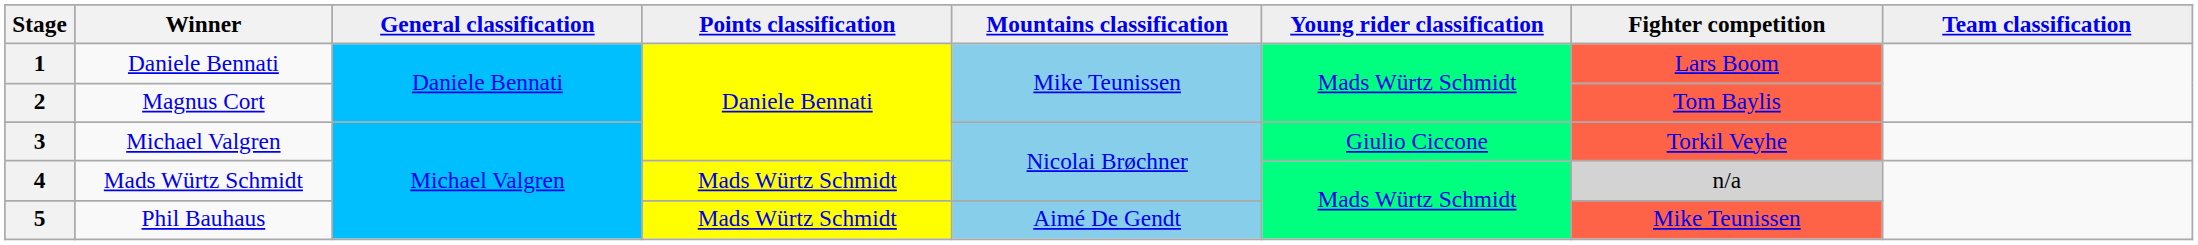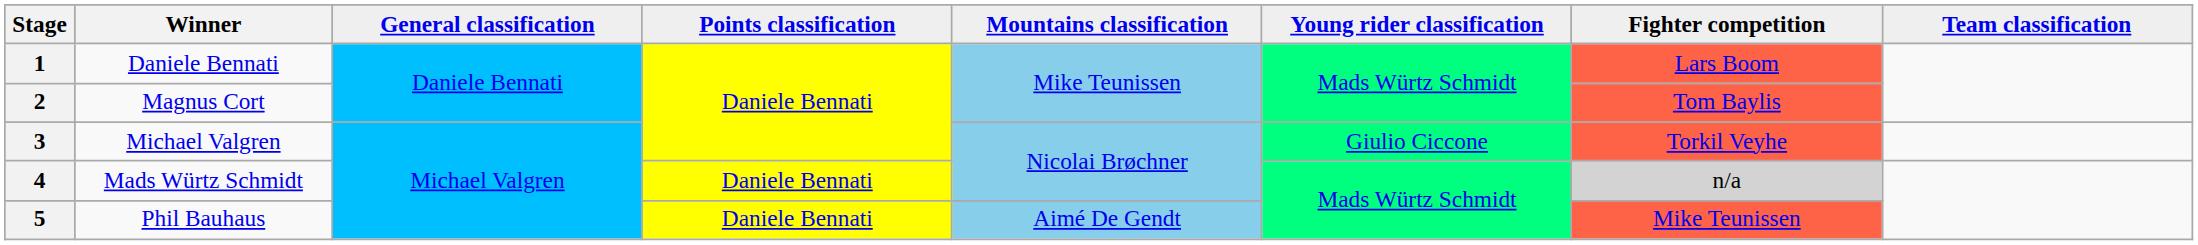(797, 180) Mads Würtz Schmidt -> (797, 180) Daniele Bennati
(797, 219) Mads Würtz Schmidt -> (797, 219) Daniele Bennati
